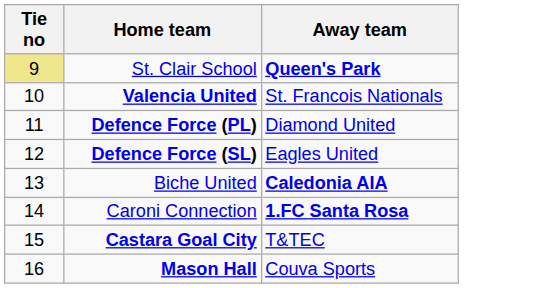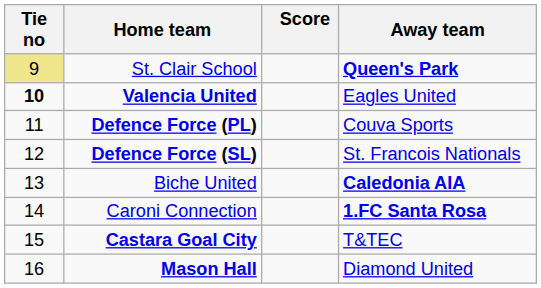+ column: (300, 29)
(34, 97) normal -> (34, 97) bold
(354, 97) St. Francois Nationals -> (400, 97) Eagles United
(330, 126) Diamond United -> (398, 126) Couva Sports
(322, 154) Eagles United -> (432, 154) St. Francois Nationals
(320, 269) Couva Sports -> (408, 269) Diamond United
